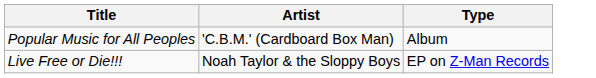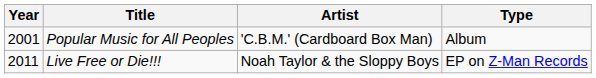+ column: (24, 15)
